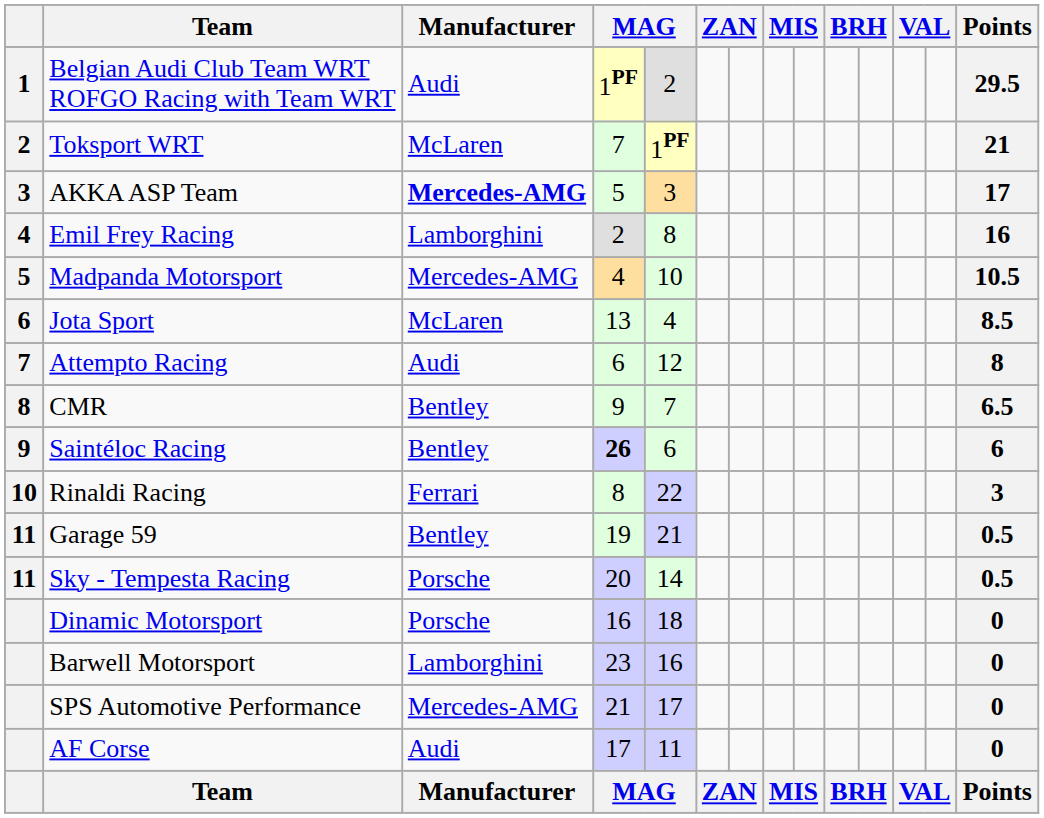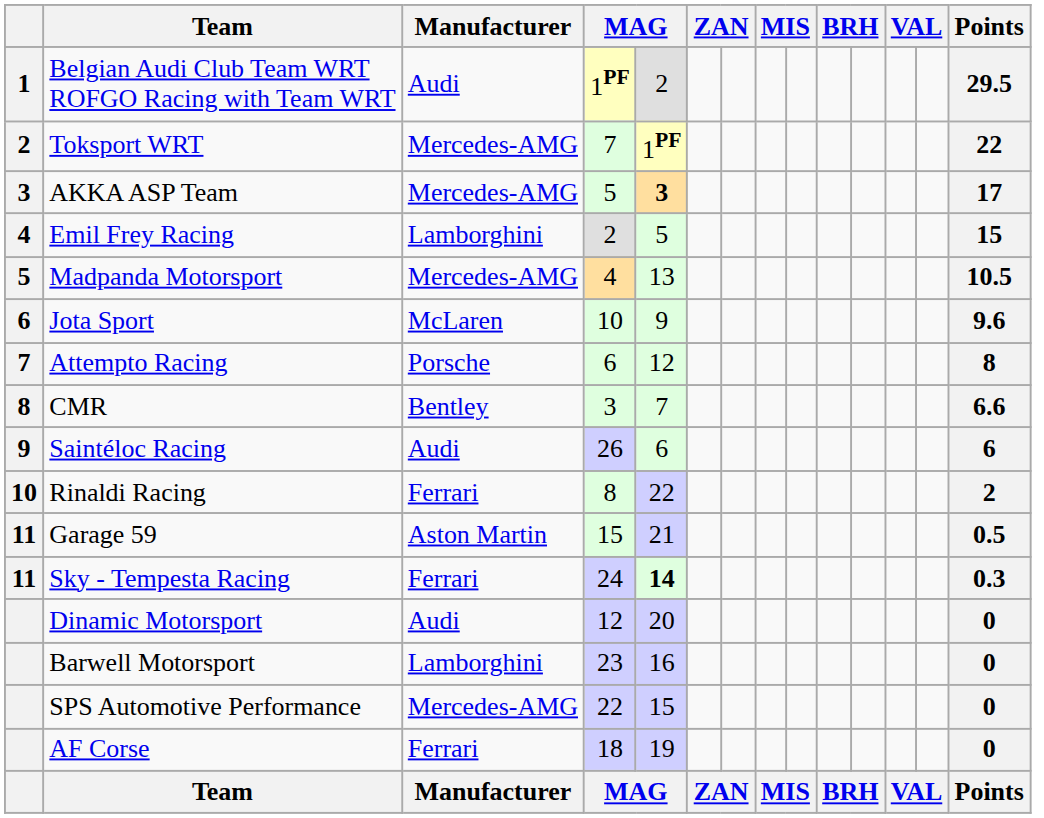(455, 145) McLaren -> (493, 145) Mercedes-AMG
(997, 145) 21 -> (989, 145) 22
(497, 191) bold -> (493, 191) normal
(670, 191) normal -> (662, 191) bold
(670, 234) 8 -> (662, 234) 5
(997, 234) 16 -> (989, 234) 15
(670, 277) 10 -> (662, 277) 13
(618, 319) 13 -> (610, 319) 10
(670, 319) 4 -> (662, 319) 9
(997, 319) 8.5 -> (989, 319) 9.6
(434, 362) Audi -> (449, 362) Porsche
(618, 405) 9 -> (610, 405) 3
(997, 405) 6.5 -> (989, 405) 6.6
(448, 448) Bentley -> (434, 448) Audi
(618, 448) bold -> (610, 448) normal
(997, 491) 3 -> (989, 491) 2
(448, 534) Bentley -> (477, 534) Aston Martin
(618, 534) 19 -> (610, 534) 15
(449, 577) Porsche -> (443, 577) Ferrari
(618, 577) 20 -> (610, 577) 24
(670, 577) normal -> (662, 577) bold
(997, 577) 0.5 -> (989, 577) 0.3
(449, 619) Porsche -> (434, 619) Audi
(618, 619) 16 -> (610, 619) 12
(670, 619) 18 -> (662, 619) 20
(618, 705) 21 -> (610, 705) 22
(670, 705) 17 -> (662, 705) 15
(434, 748) Audi -> (443, 748) Ferrari
(618, 748) 17 -> (610, 748) 18
(670, 748) 11 -> (662, 748) 19
